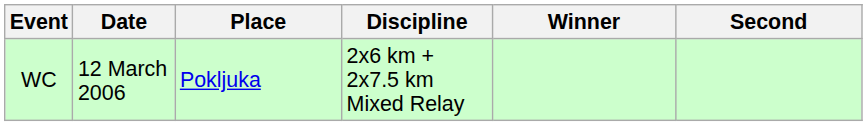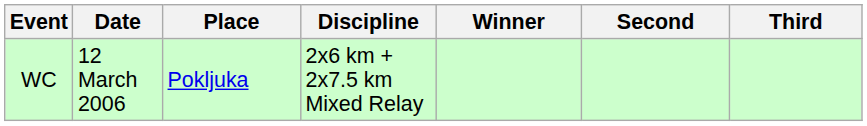+ column: (796, 22)
